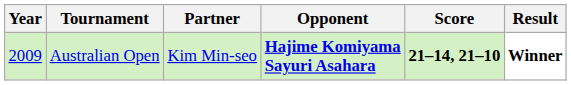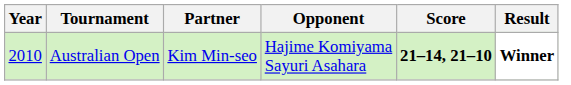(25, 56) 2009 -> (25, 56) 2010
(333, 56) bold -> (328, 56) normal
